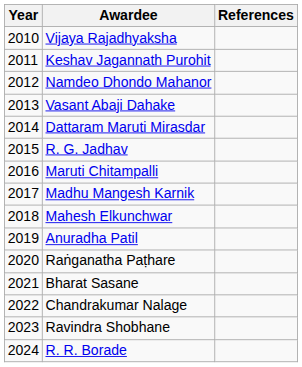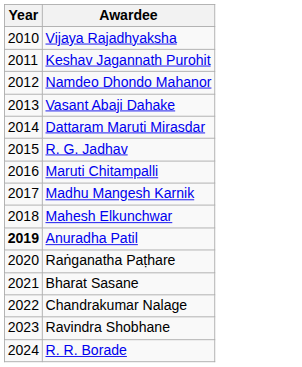- column: (256, 15)
(23, 238) normal -> (23, 238) bold
